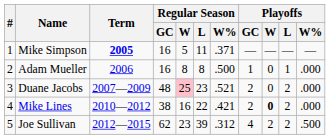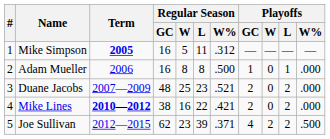(225, 50) .371 -> (225, 50) .312
(185, 87) pink background -> (185, 87) no background
(121, 106) normal -> (121, 106) bold
(270, 106) bold -> (270, 106) normal
(225, 124) .312 -> (225, 124) .371
